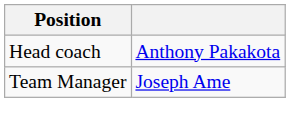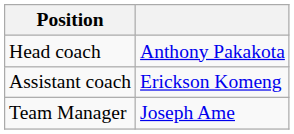+ row: (70, 81)
